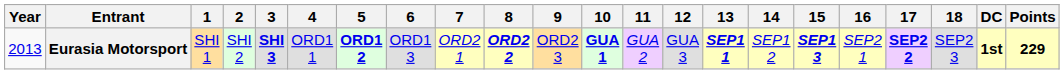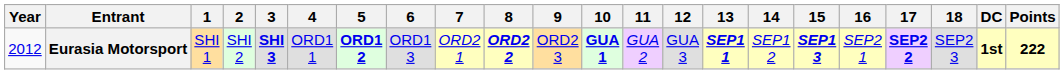(25, 48) 2013 -> (25, 48) 2012
(1033, 48) 229 -> (1033, 48) 222
